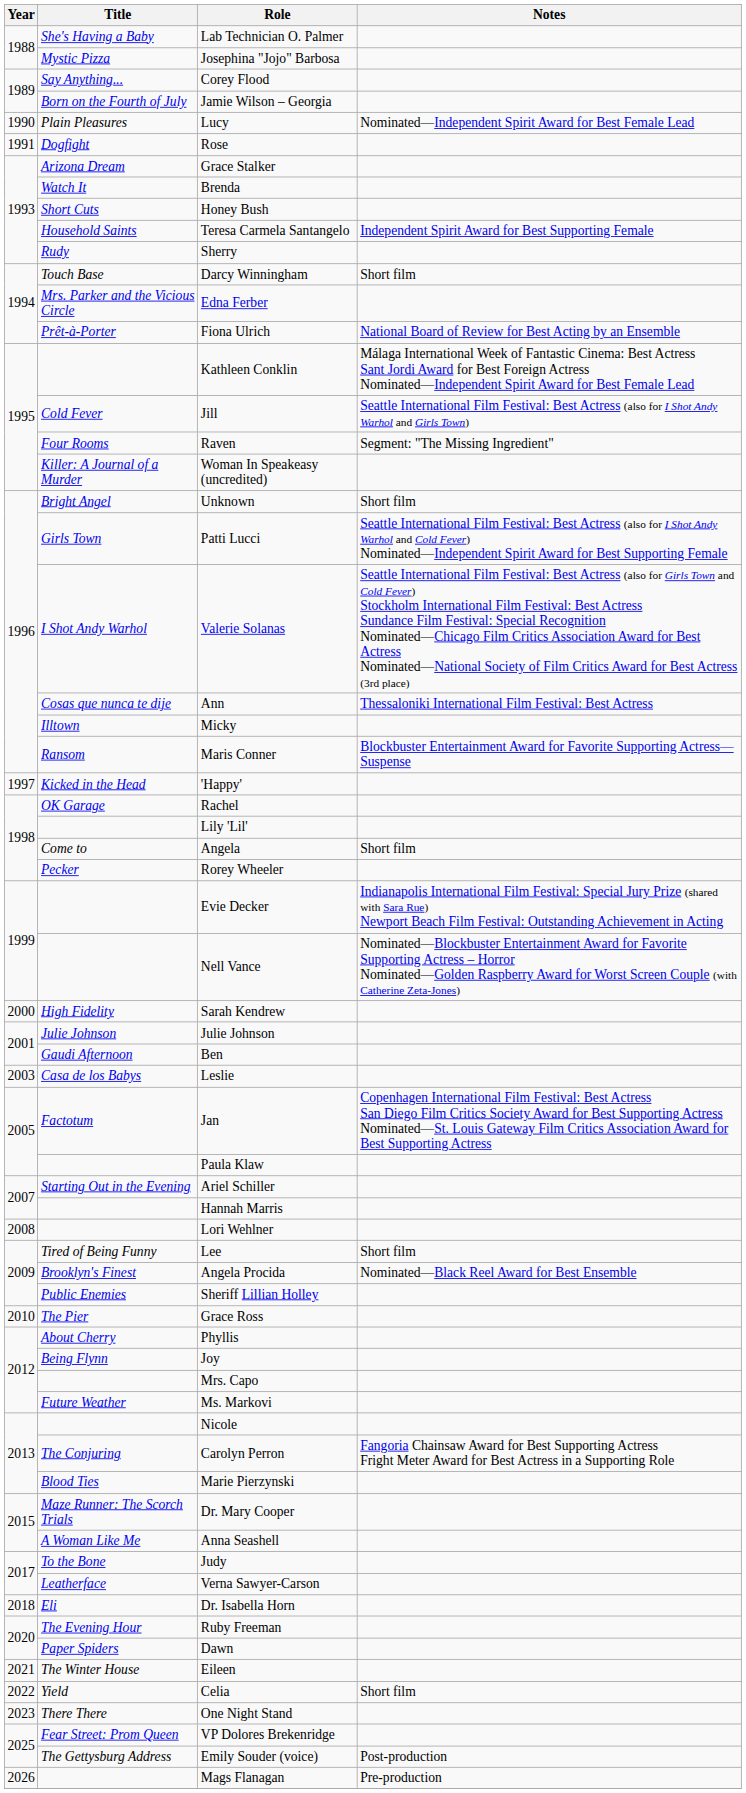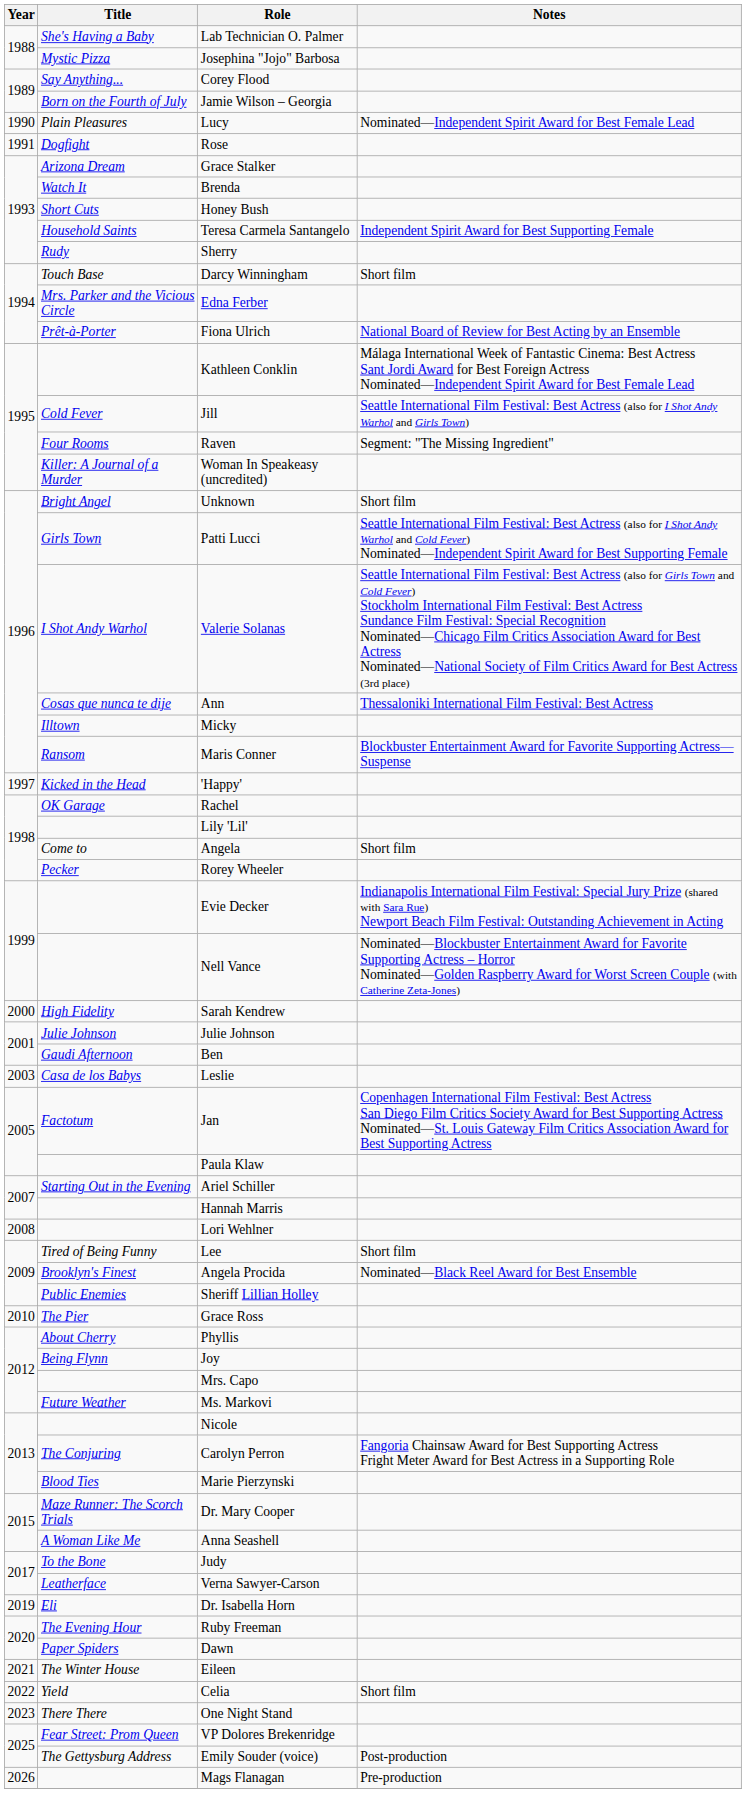(21, 1605) 2018 -> (21, 1605) 2019
